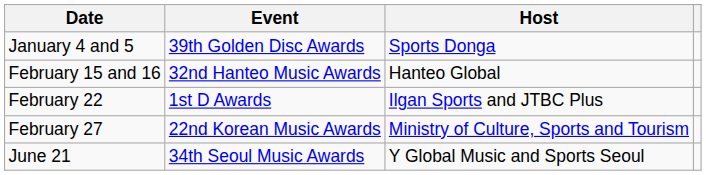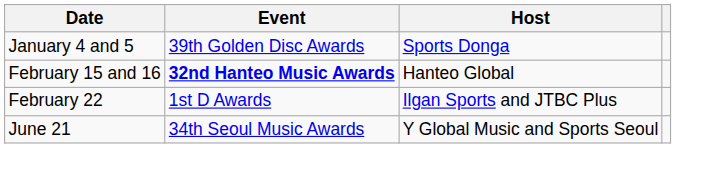(275, 73) normal -> (282, 73) bold
- row: (56, 128)
